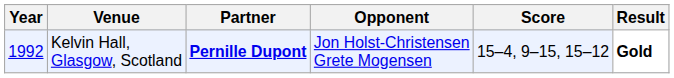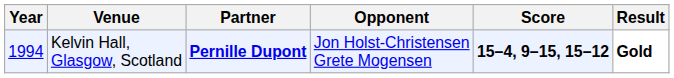(26, 51) 1992 -> (26, 51) 1994
(543, 51) normal -> (543, 51) bold
